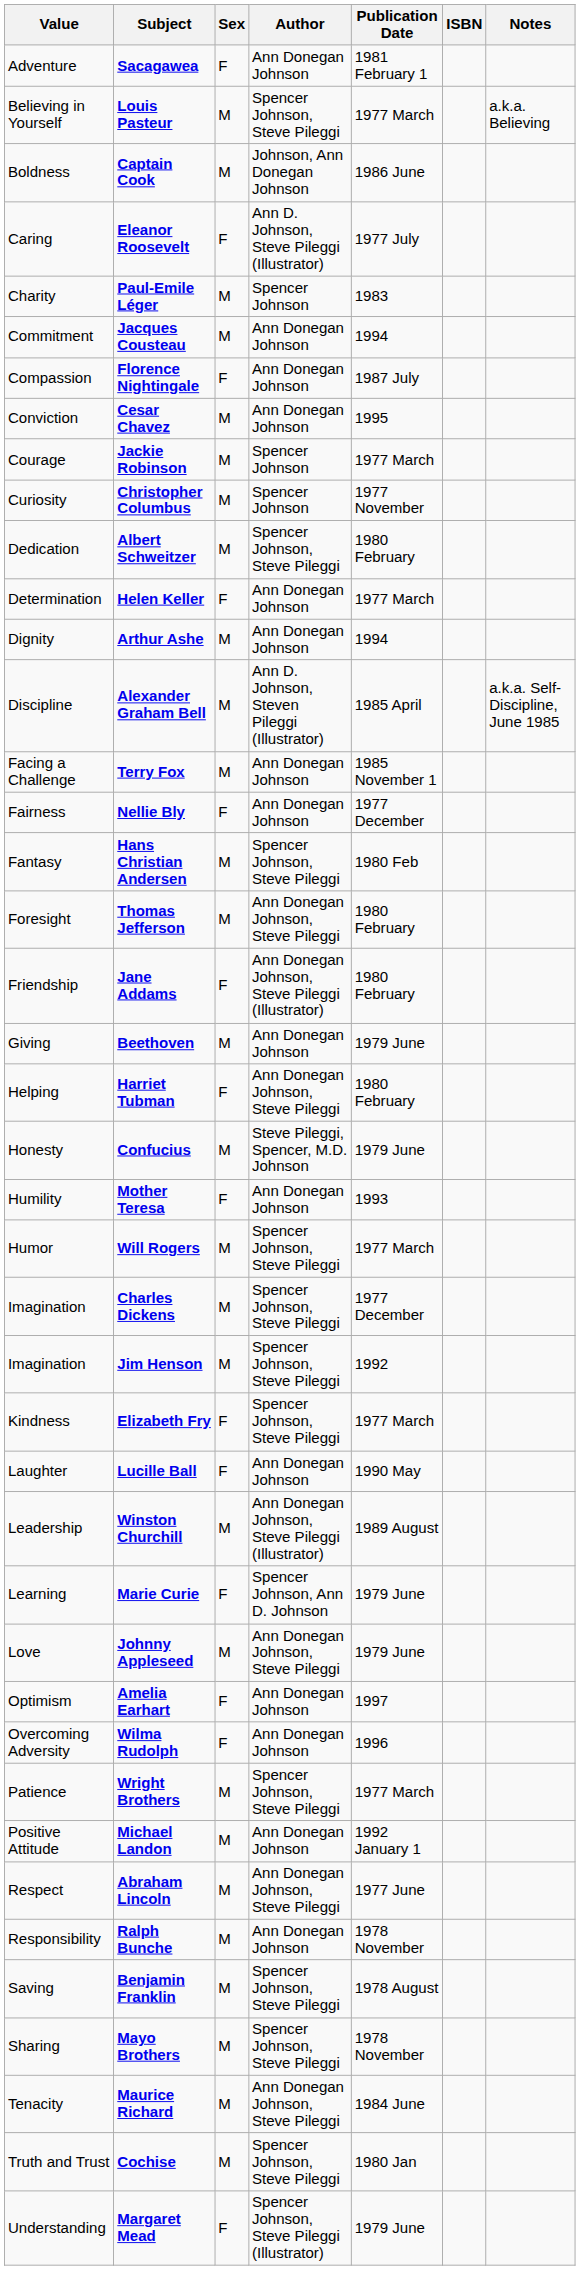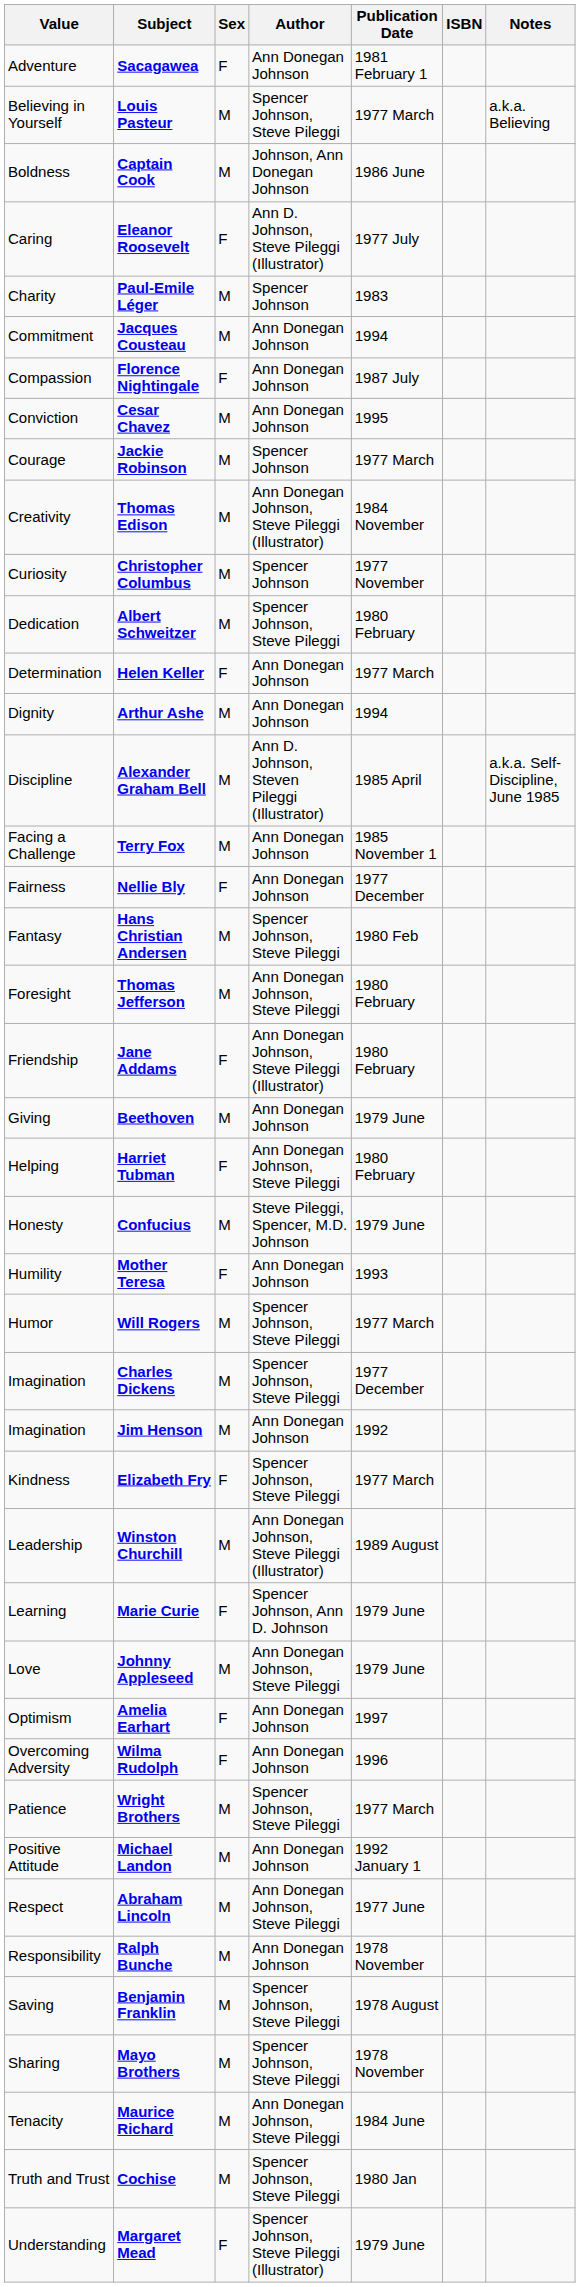+ row: (146, 517)
(296, 1364) Spencer Johnson, Steve Pileggi -> (298, 1430) Ann Donegan Johnson
- row: (157, 1471)
